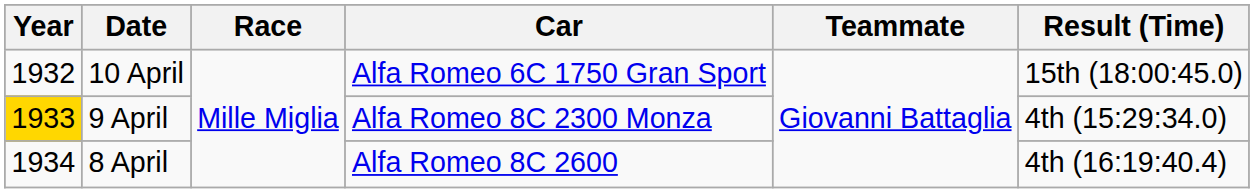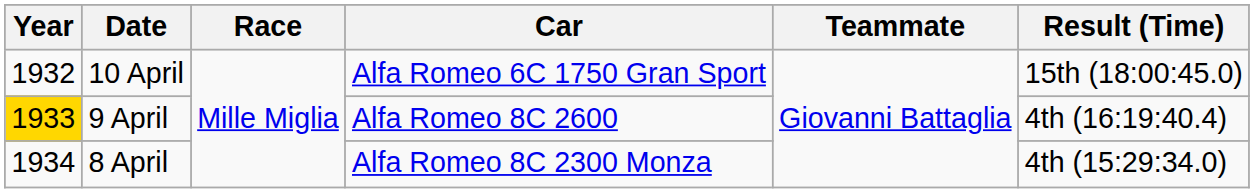(532, 118) Alfa Romeo 8C 2300 Monza -> (485, 118) Alfa Romeo 8C 2600
(1126, 118) 4th (15:29:34.0) -> (1126, 118) 4th (16:19:40.4)
(485, 163) Alfa Romeo 8C 2600 -> (532, 163) Alfa Romeo 8C 2300 Monza
(1126, 163) 4th (16:19:40.4) -> (1126, 163) 4th (15:29:34.0)
